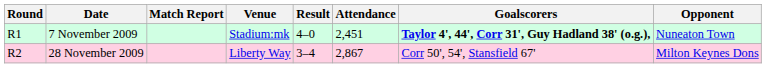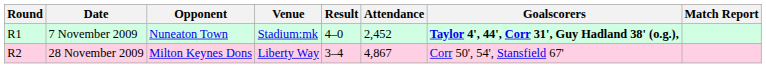columns swapped: (707, 14) <-> (186, 14)
(349, 33) 2,451 -> (378, 33) 2,452
(349, 53) 2,867 -> (378, 53) 4,867
